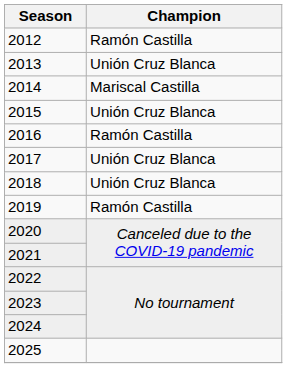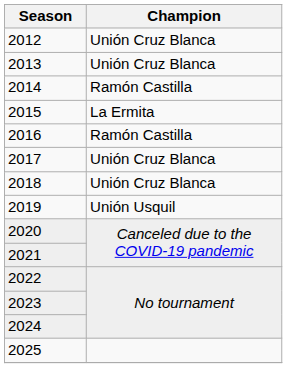(141, 40) Ramón Castilla -> (153, 40) Unión Cruz Blanca
(145, 87) Mariscal Castilla -> (141, 87) Ramón Castilla
(153, 111) Unión Cruz Blanca -> (122, 111) La Ermita
(141, 207) Ramón Castilla -> (133, 207) Unión Usquil
